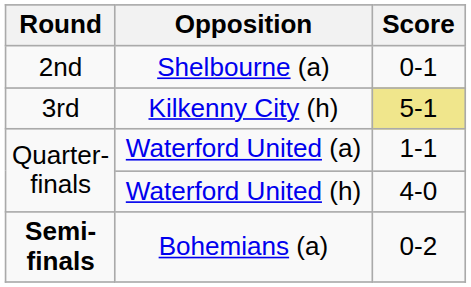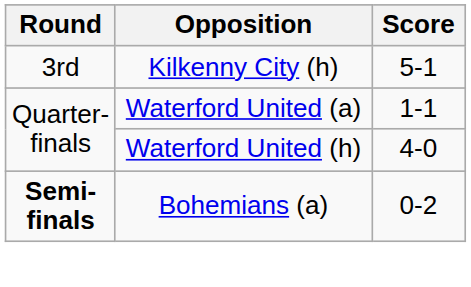- row: (243, 66)
(418, 107) khaki background -> (418, 66) no background
